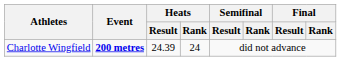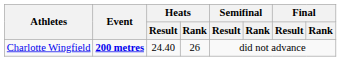(163, 48) 24.39 -> (163, 48) 24.40
(195, 48) 24 -> (195, 48) 26
